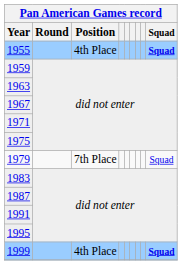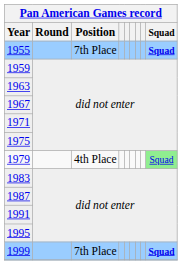(95, 50) 4th Place -> (95, 50) 7th Place
(95, 159) 7th Place -> (95, 159) 4th Place
(161, 160) no background -> (161, 160) lightgreen background
(95, 251) 4th Place -> (95, 251) 7th Place
